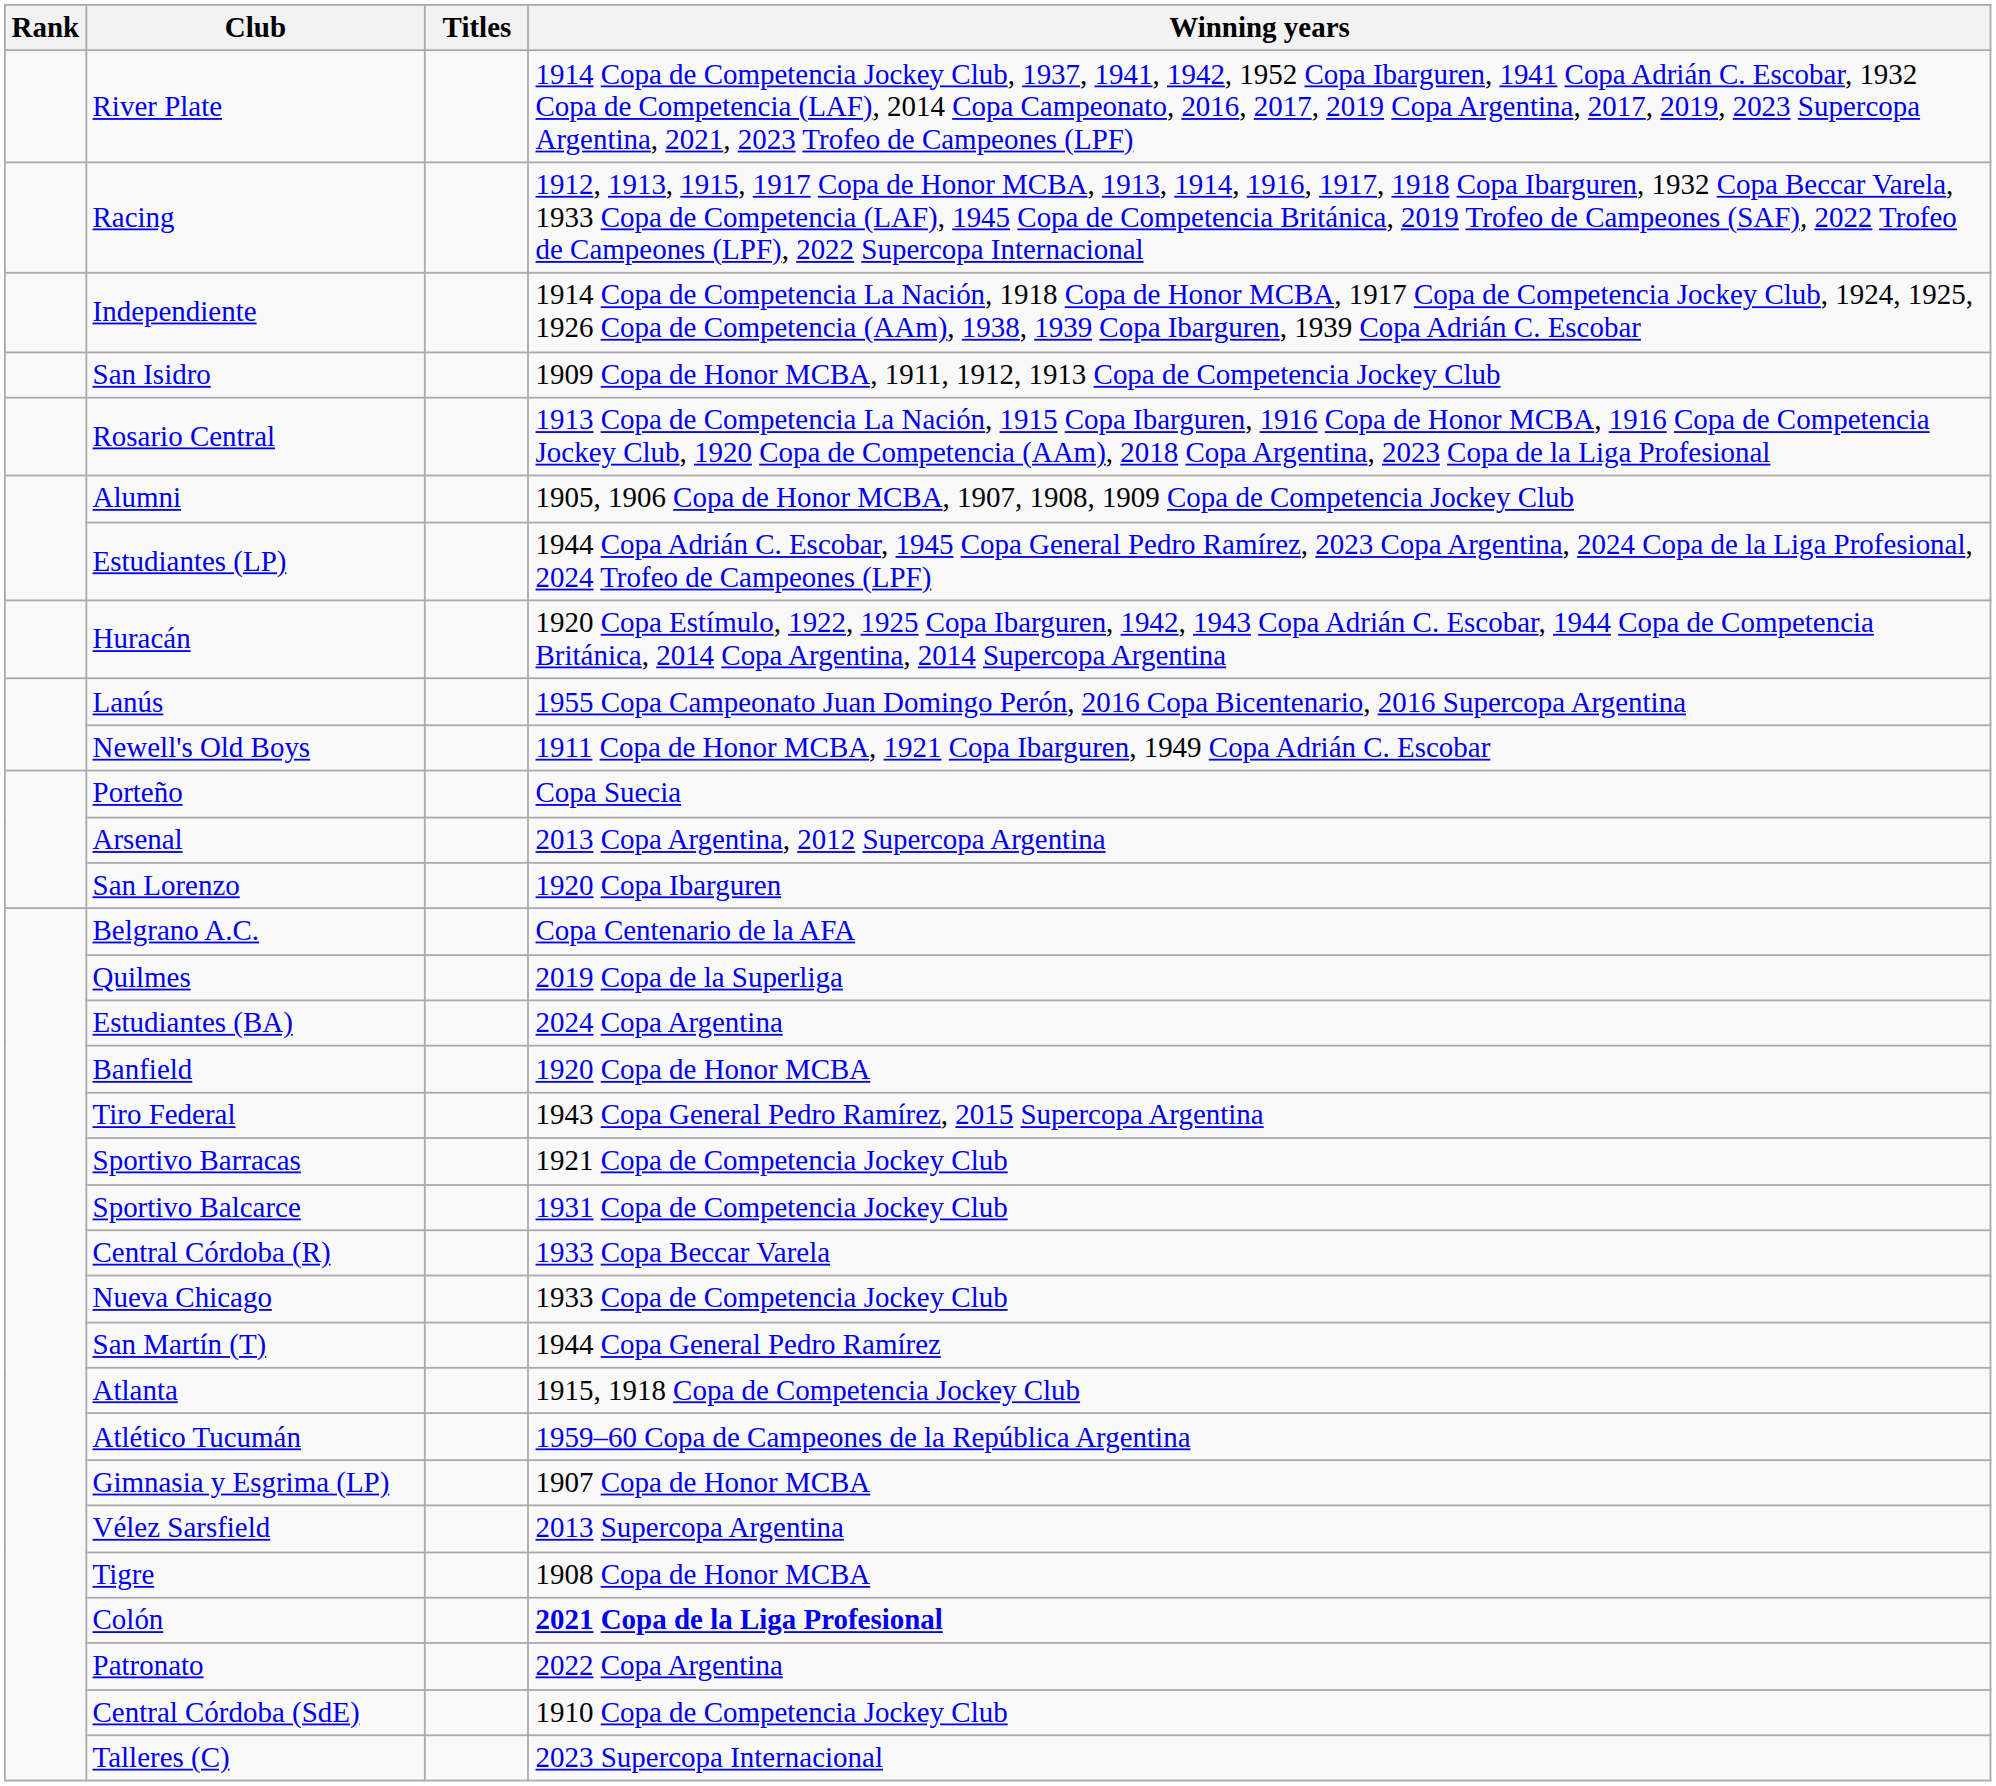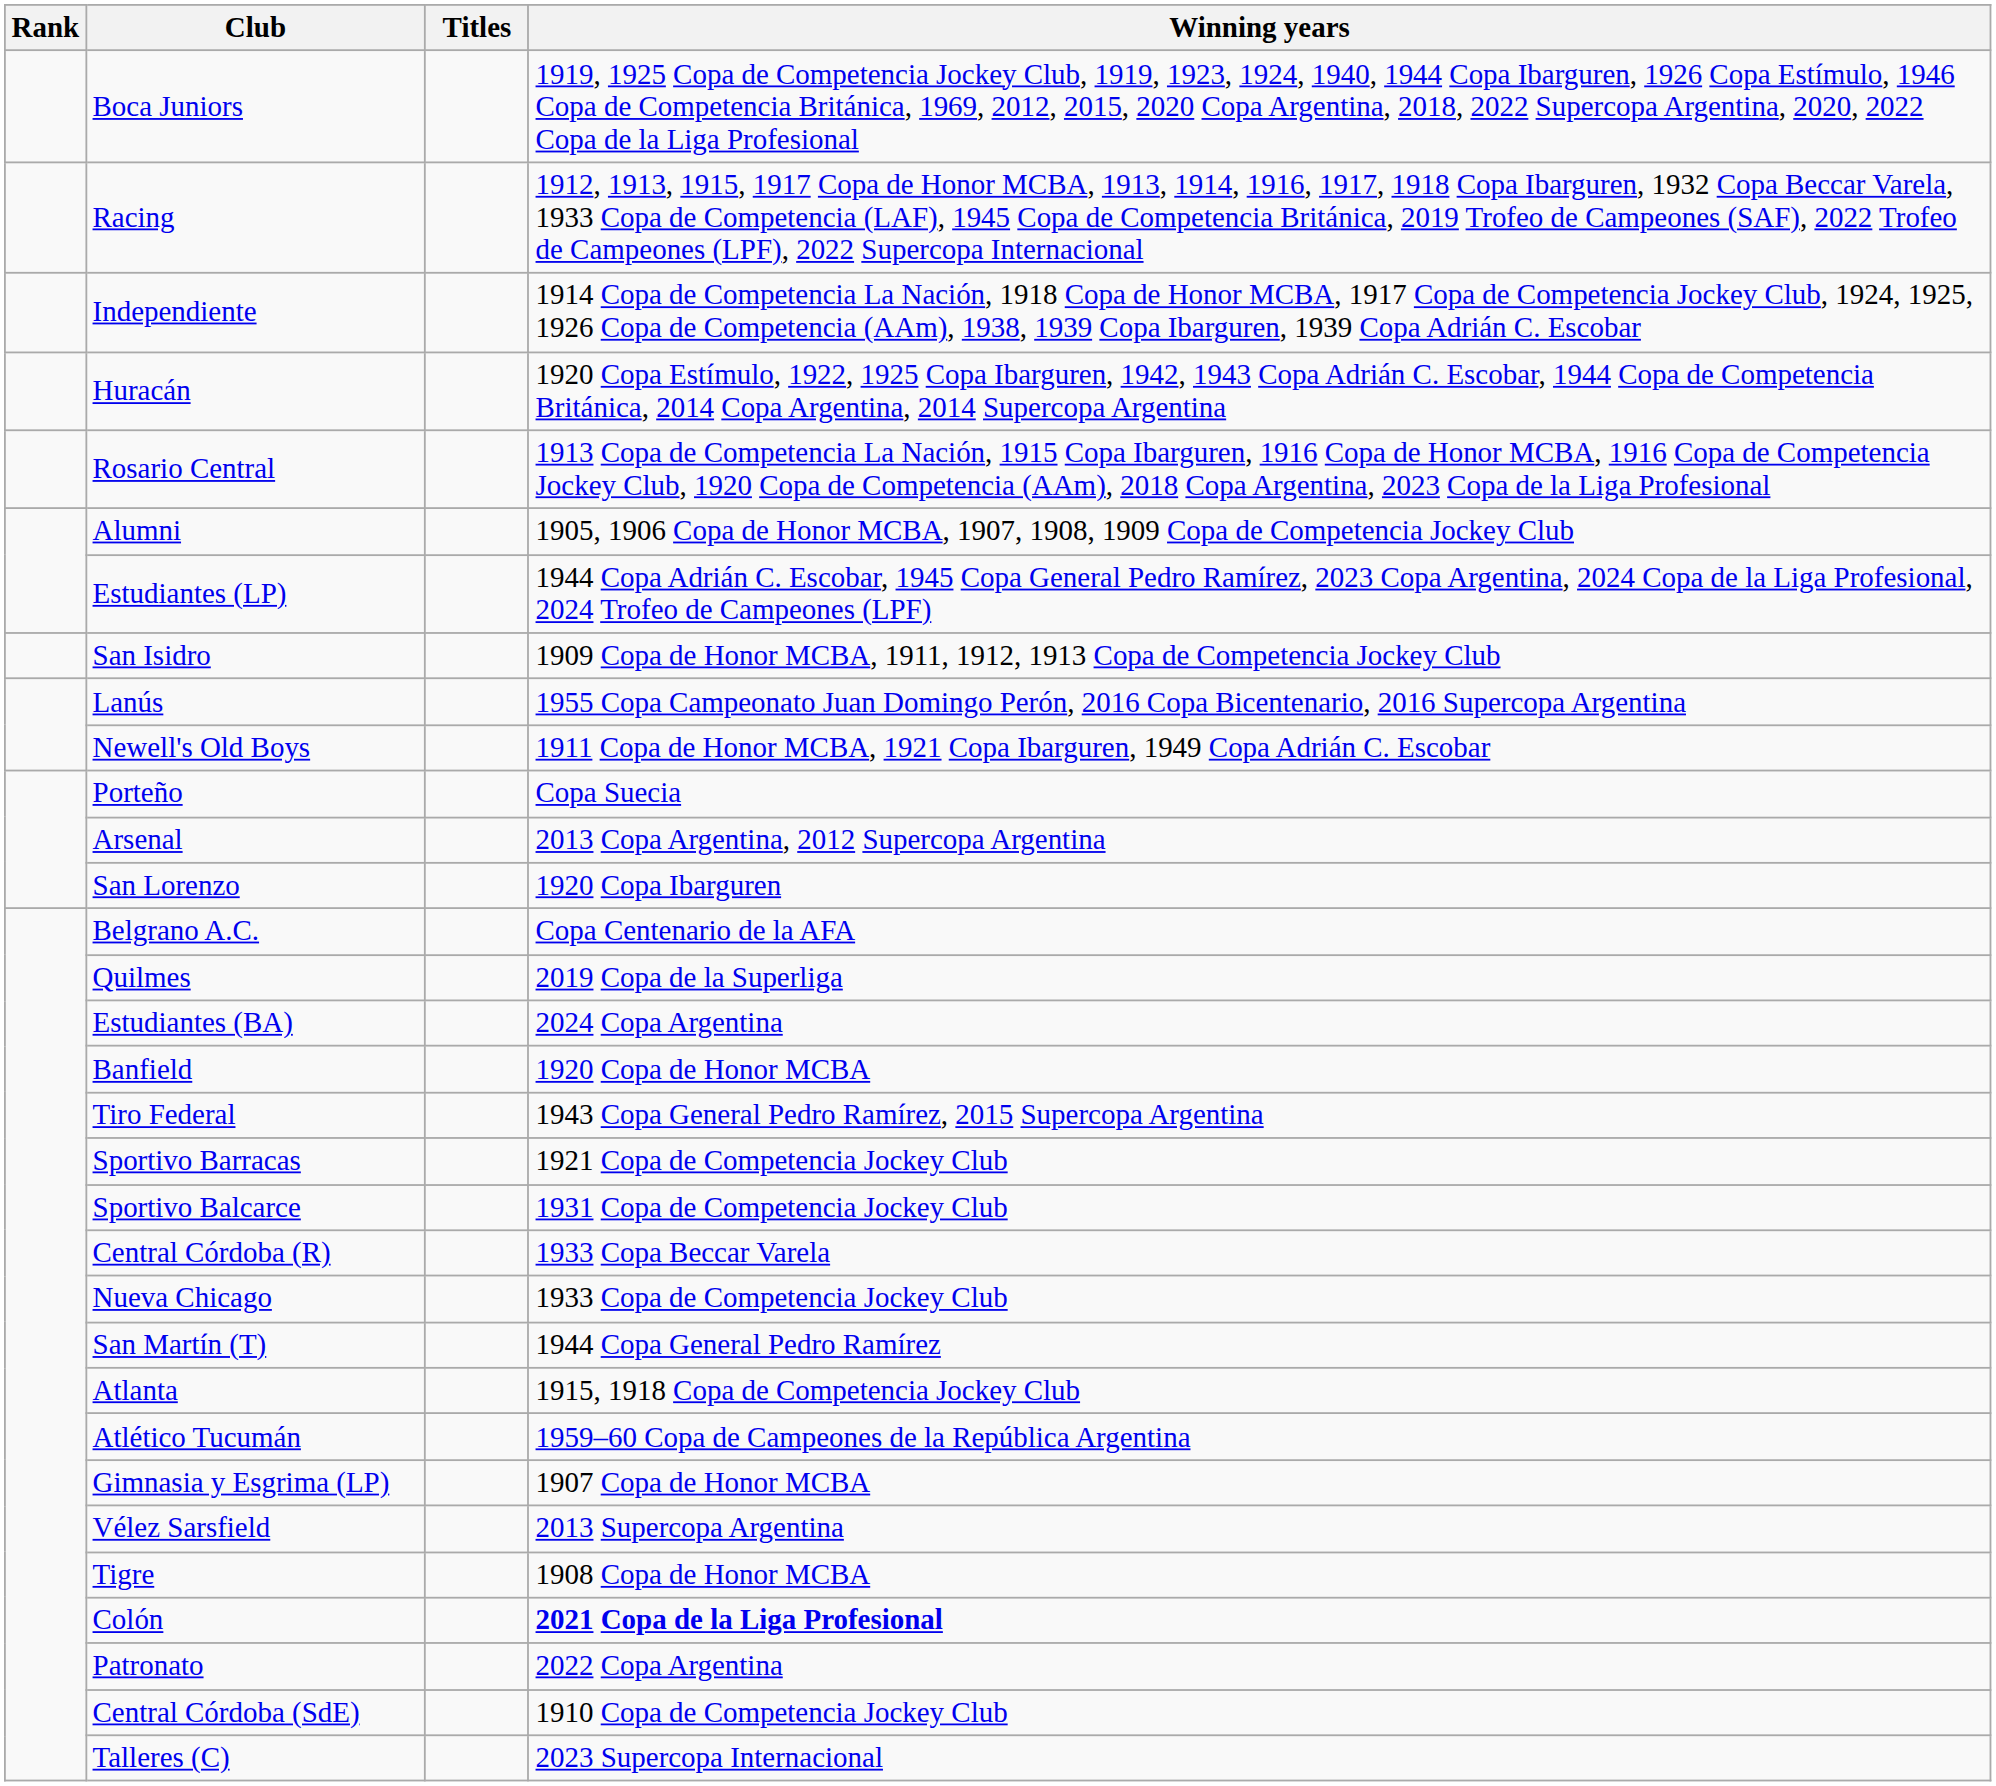+ row: (168, 105)
- row: (157, 105)
rows swapped: (142, 639) <-> (152, 374)
